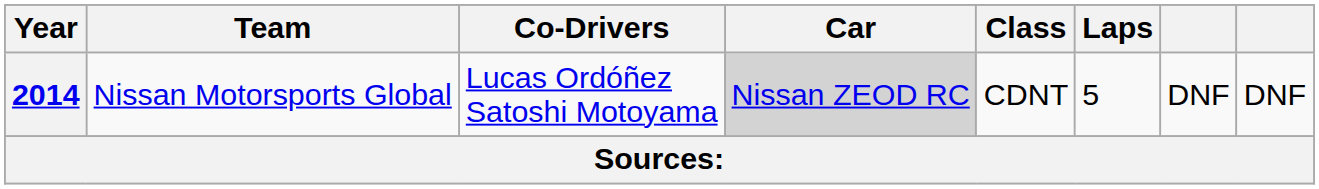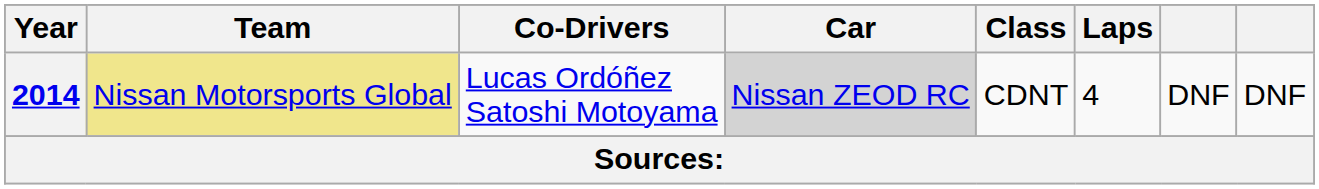(273, 93) no background -> (273, 93) khaki background
(1091, 93) 5 -> (1091, 93) 4
